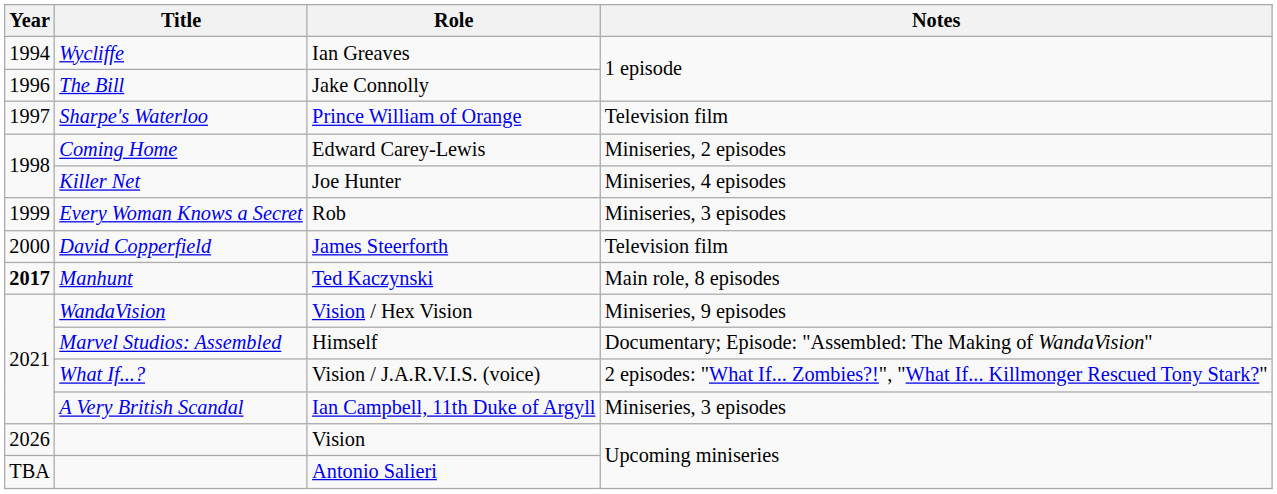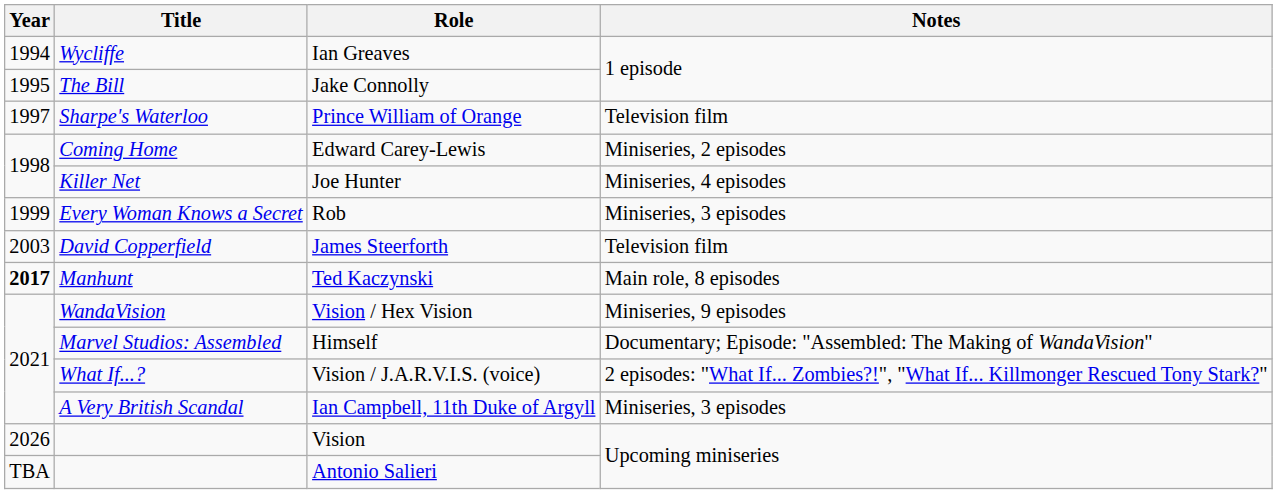(30, 85) 1996 -> (30, 85) 1995
(30, 246) 2000 -> (30, 246) 2003
